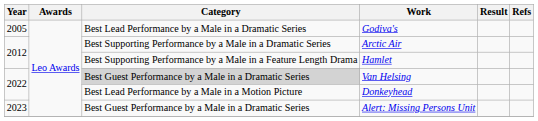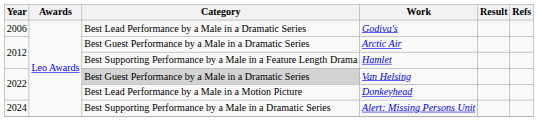(17, 28) 2005 -> (17, 28) 2006
(207, 44) Best Supporting Performance by a Male in a Dramatic Series -> (197, 44) Best Guest Performance by a Male in a Dramatic Series
(17, 108) 2023 -> (17, 108) 2024
(197, 108) Best Guest Performance by a Male in a Dramatic Series -> (207, 108) Best Supporting Performance by a Male in a Dramatic Series
